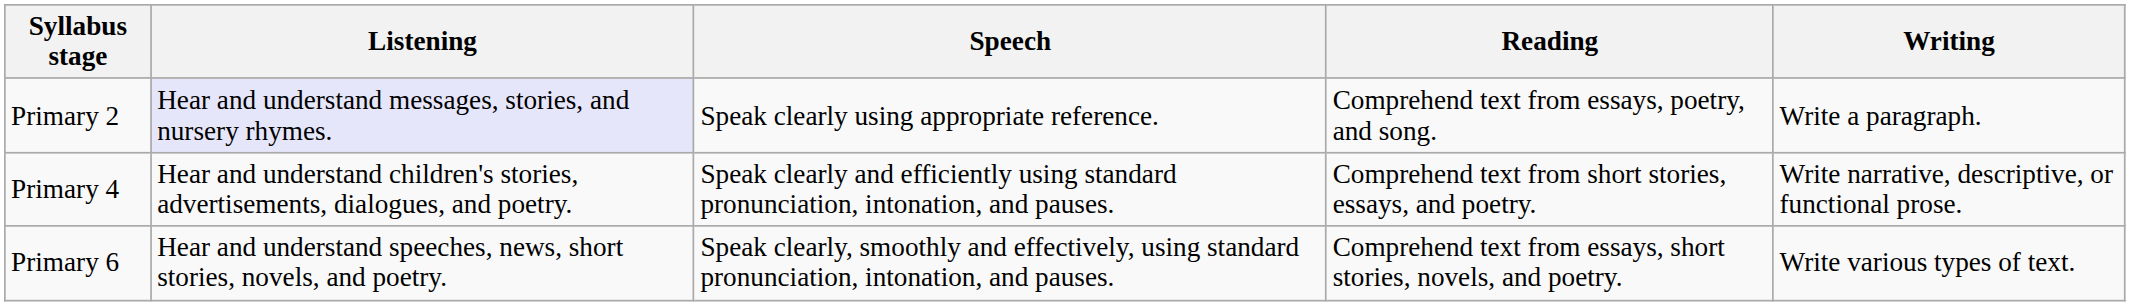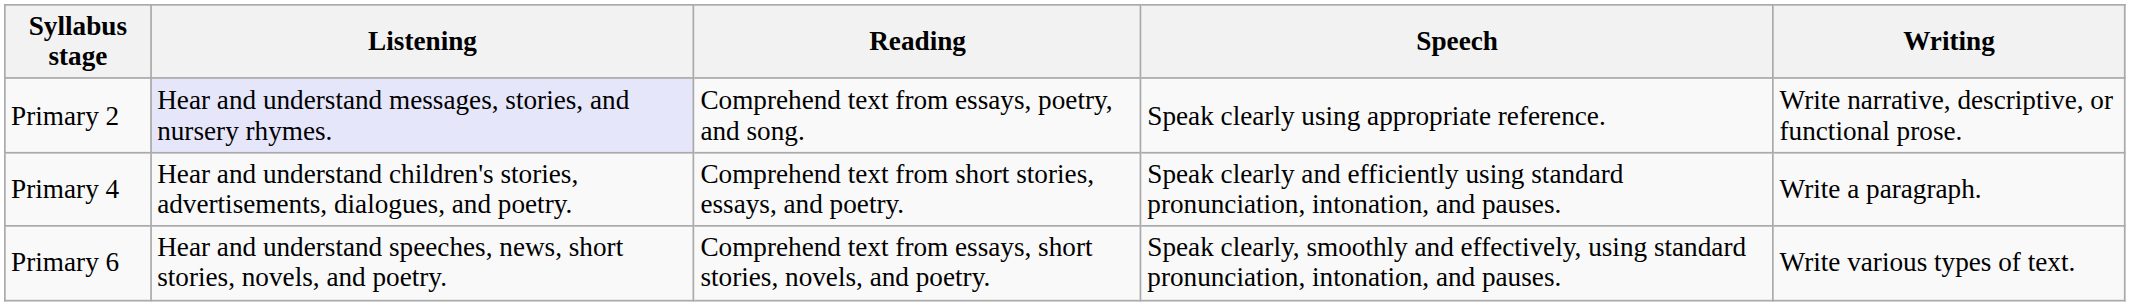columns swapped: (1010, 41) <-> (1550, 41)
(1881, 115) Write a paragraph. -> (1946, 115) Write narrative, descriptive, or functional prose.
(1946, 188) Write narrative, descriptive, or functional prose. -> (1881, 188) Write a paragraph.
